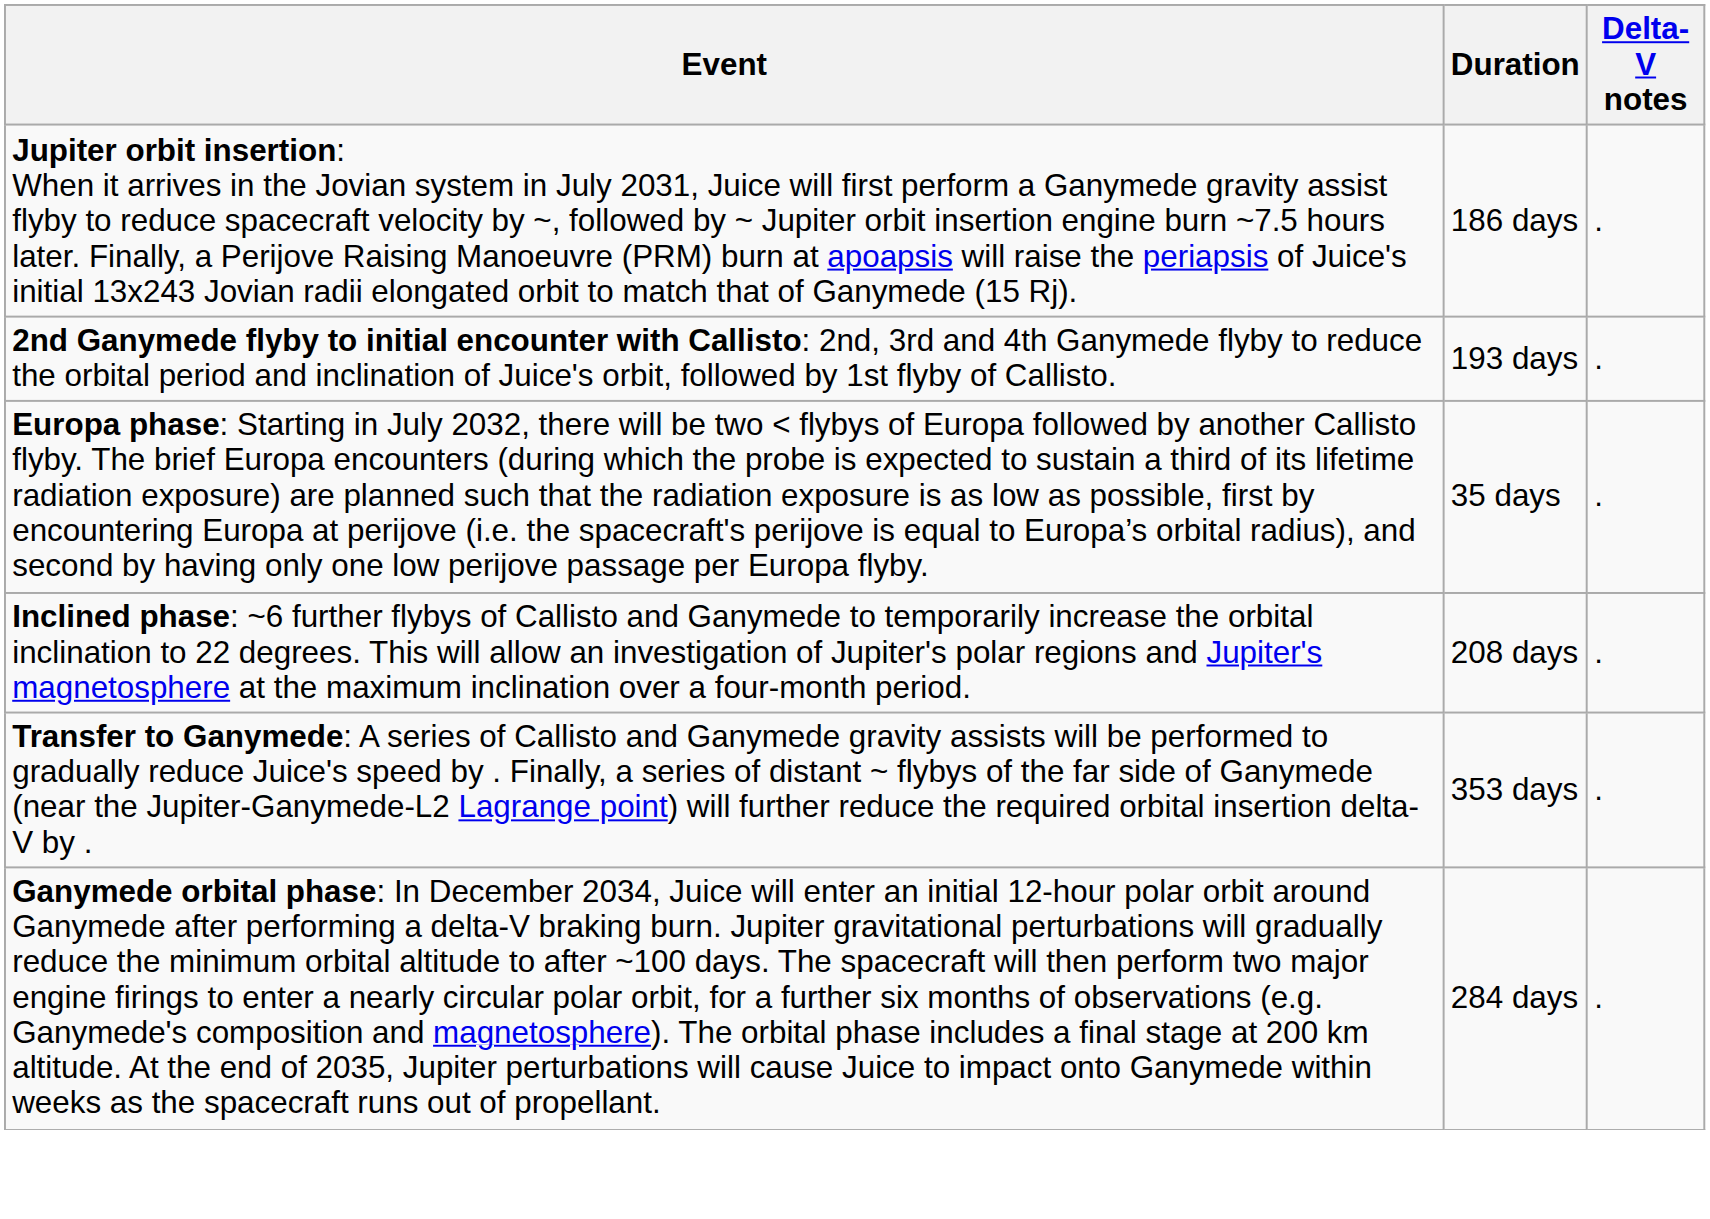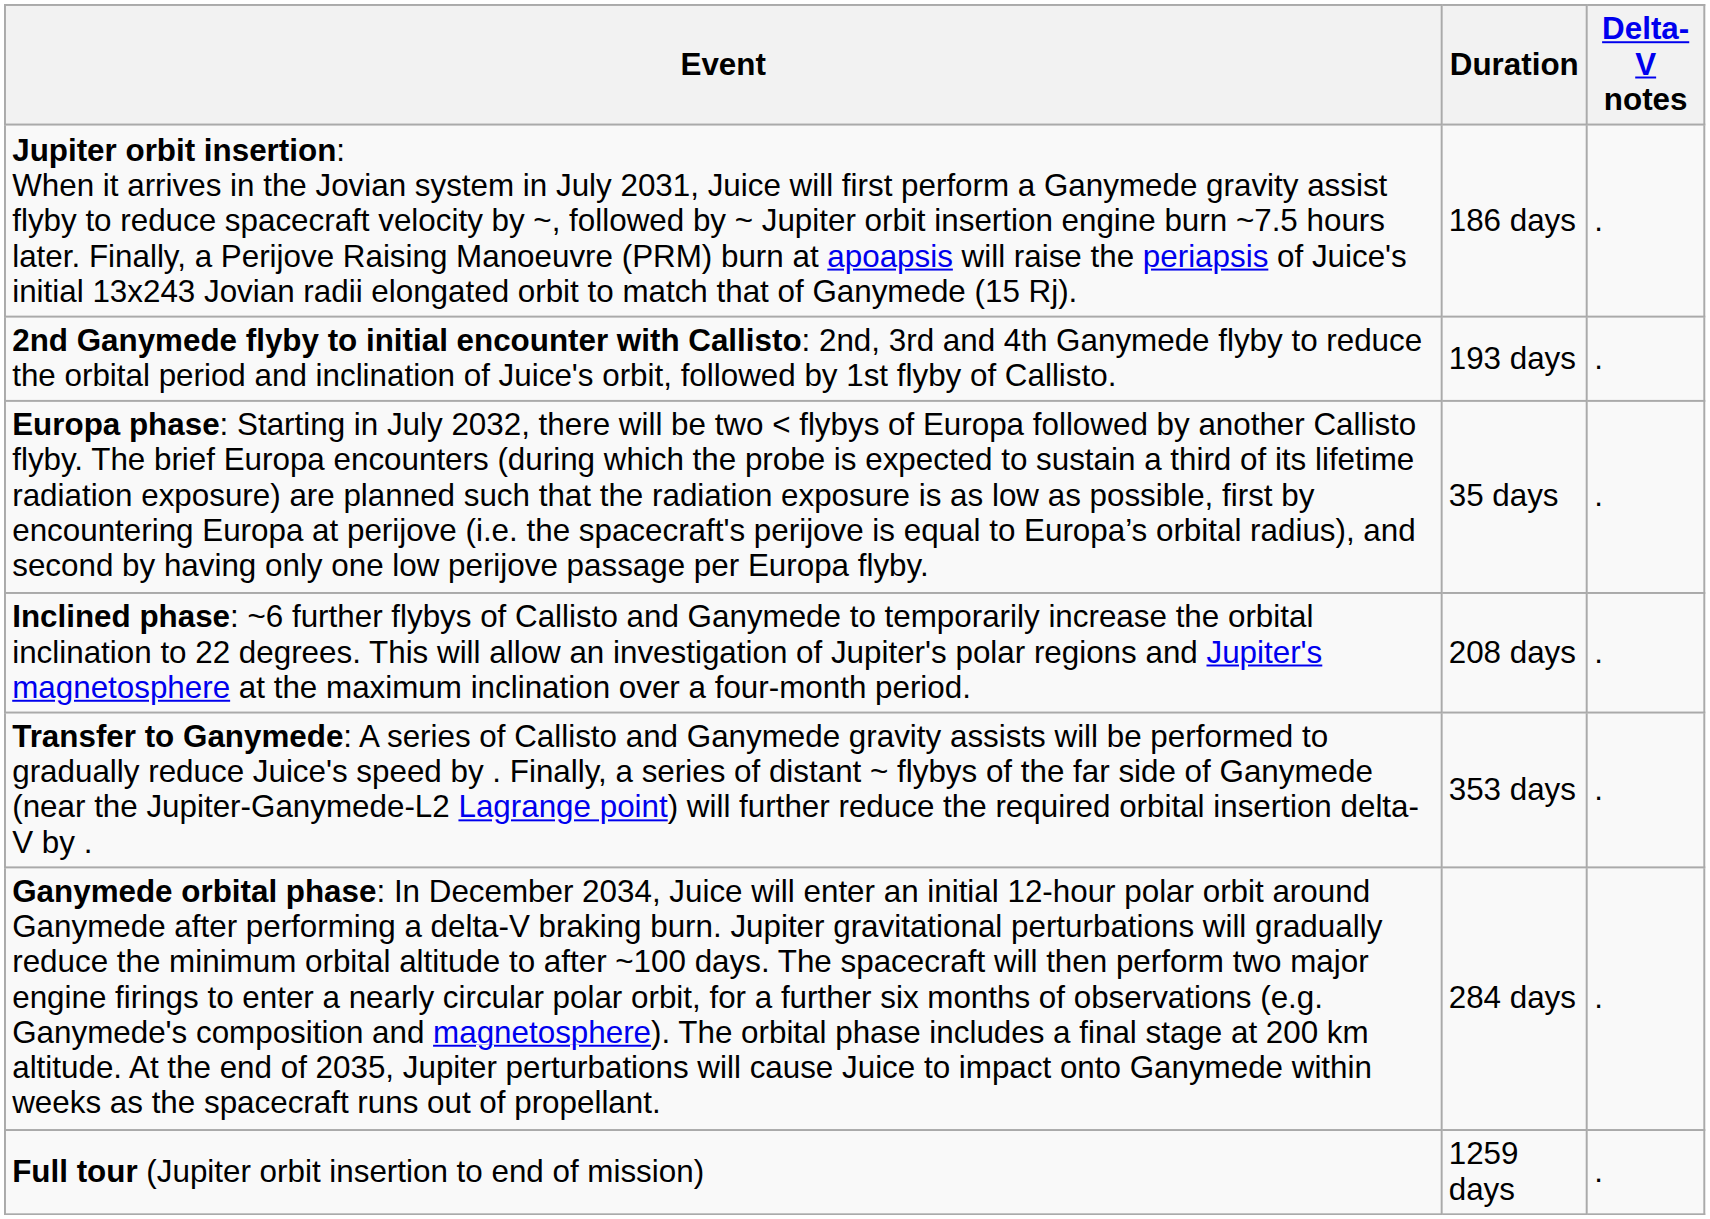+ row: (358, 1171)
